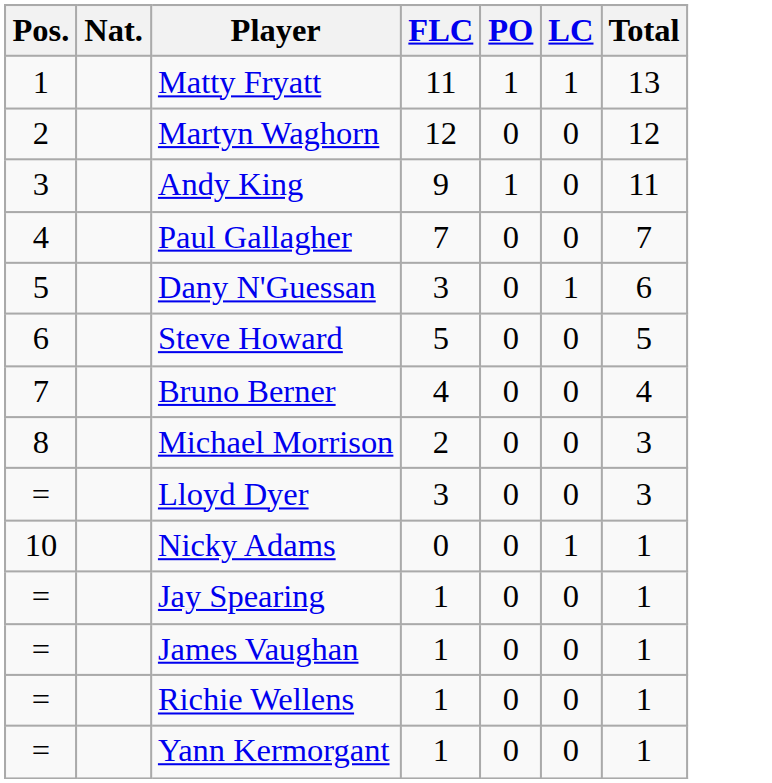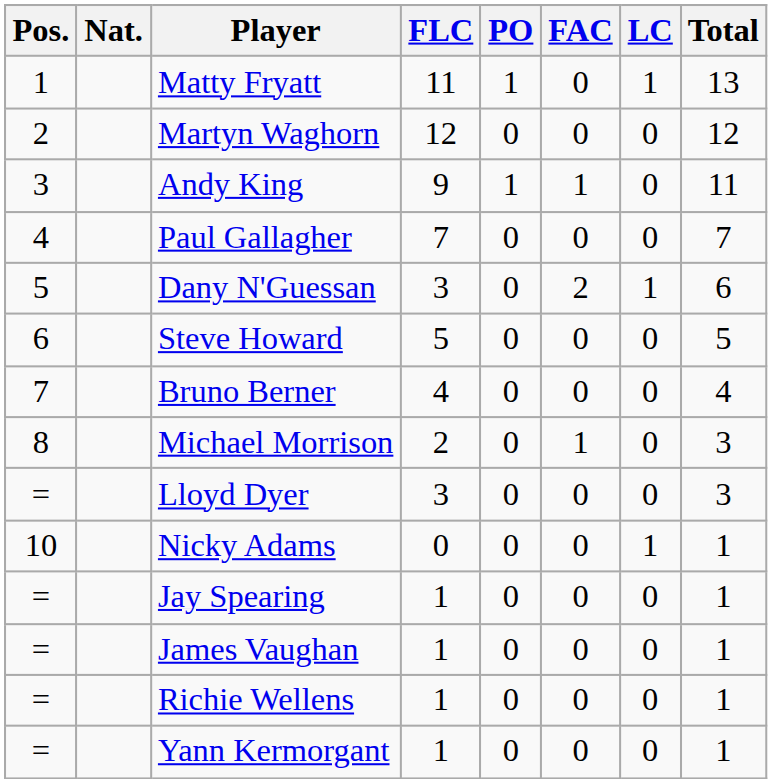+ column: (581, 30)
